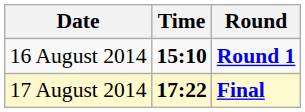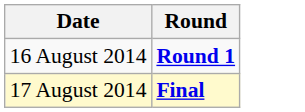- column: (182, 21)
